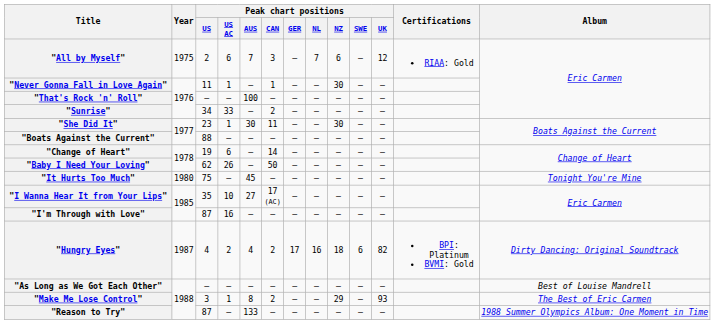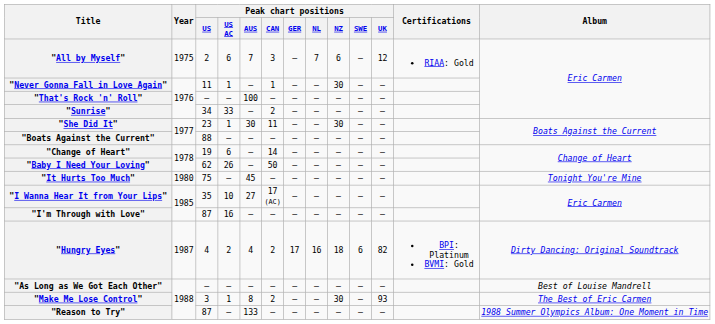(339, 299) 29 -> (339, 299) 30
